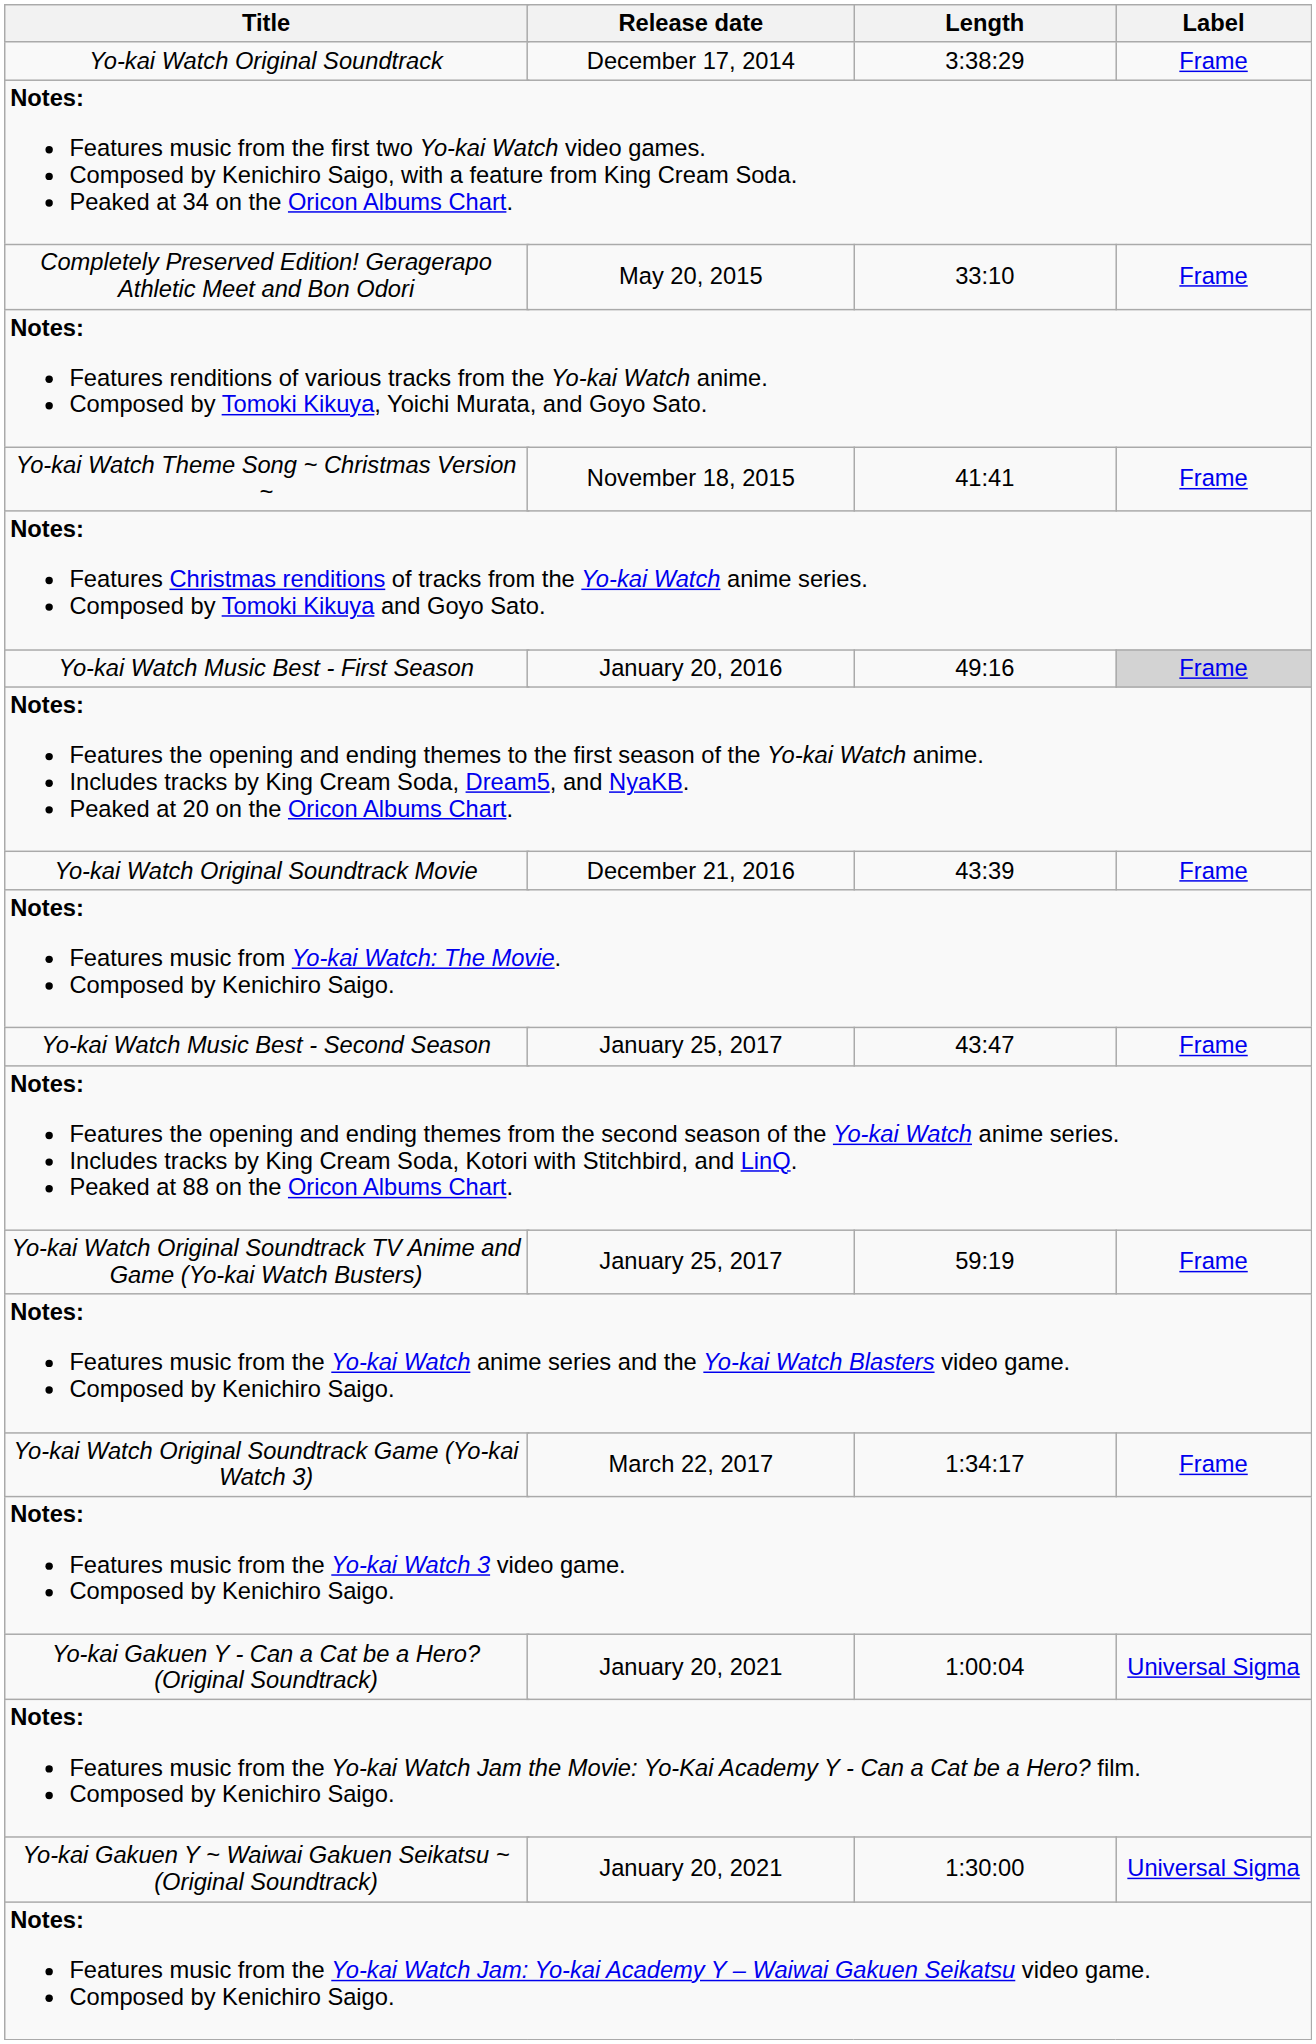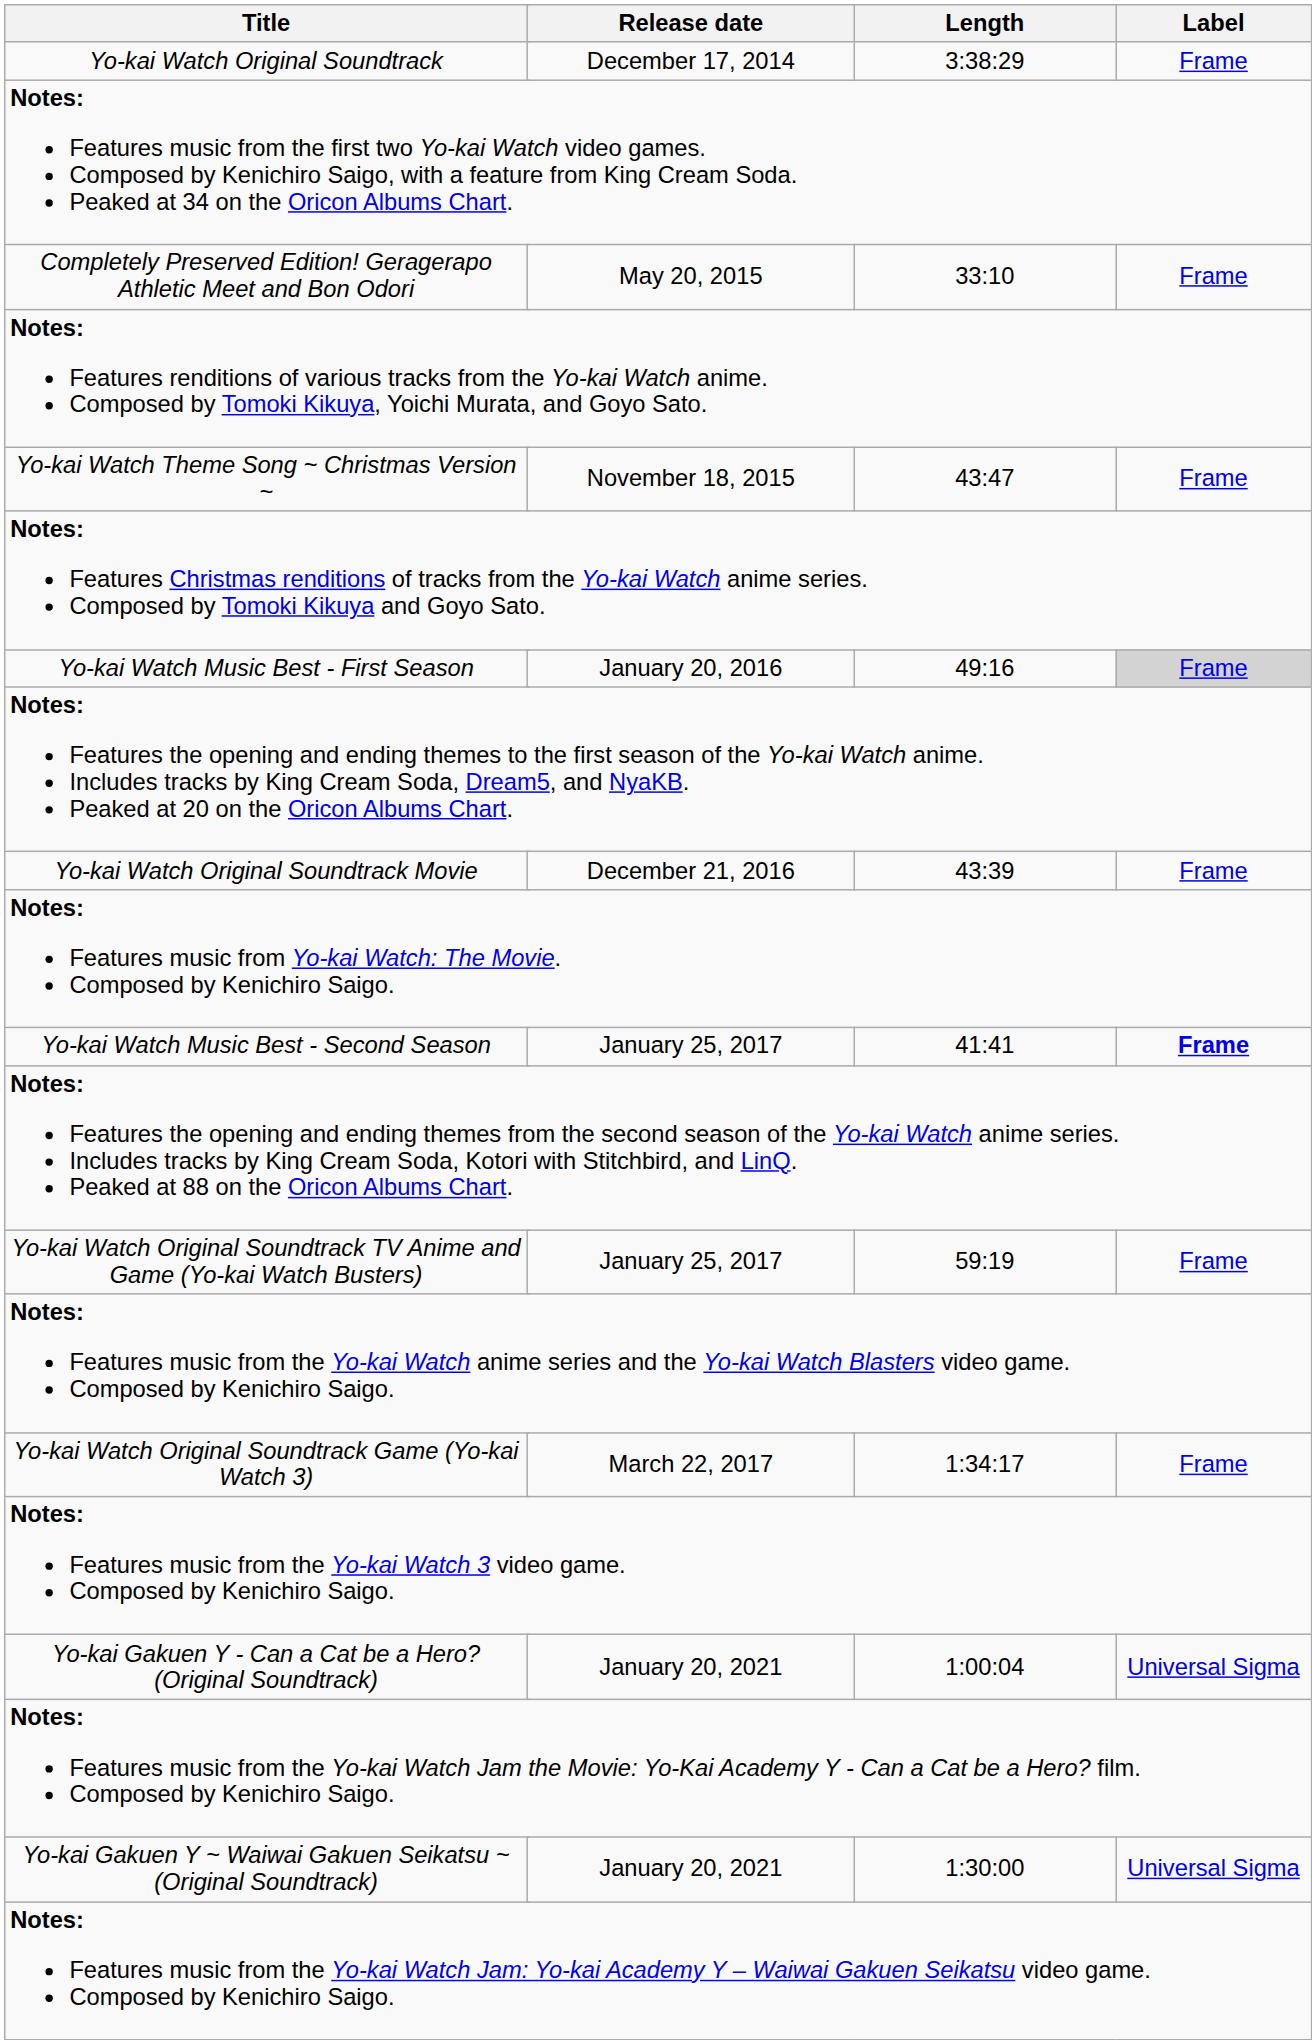(985, 478) 41:41 -> (985, 478) 43:47
(985, 1046) 43:47 -> (985, 1046) 41:41
(1214, 1046) normal -> (1214, 1046) bold
